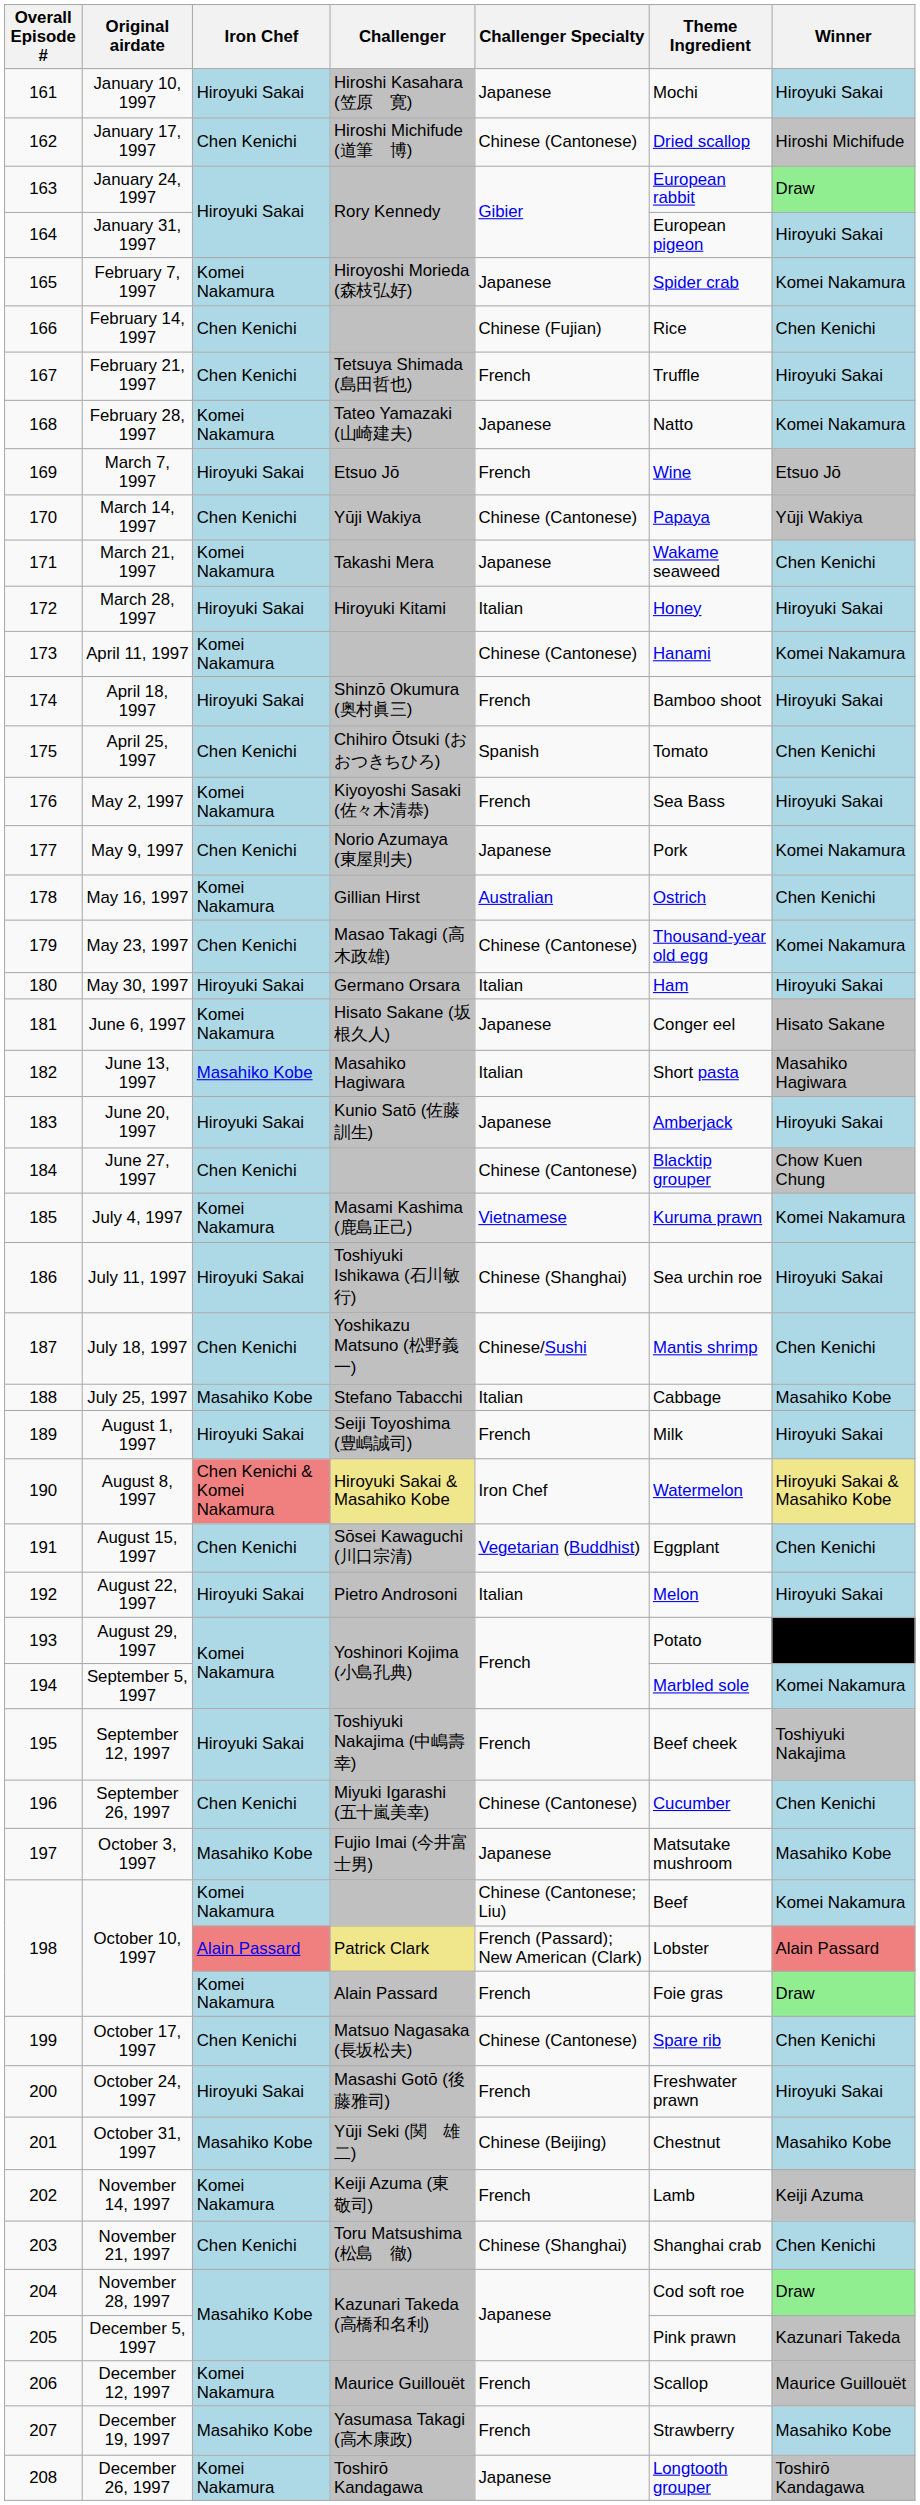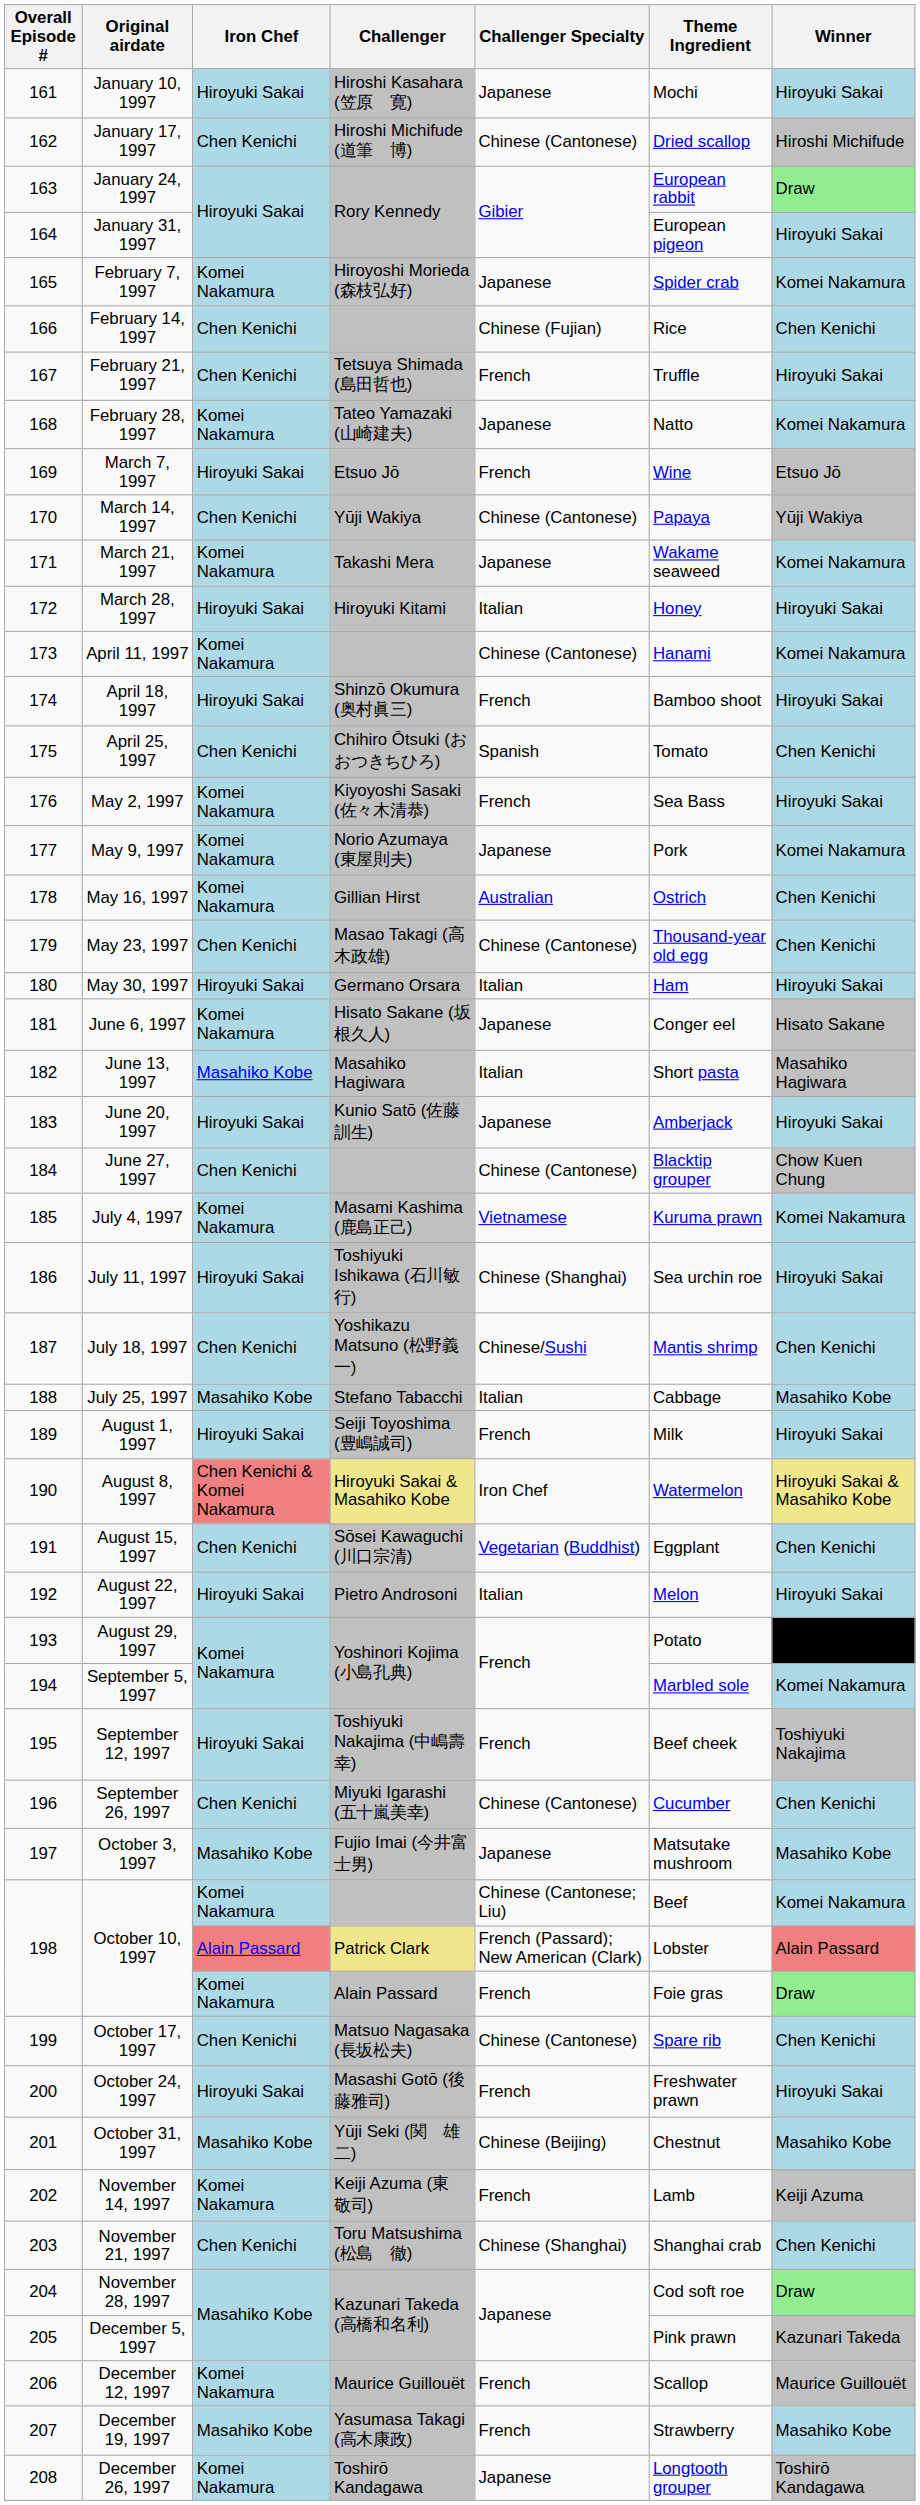(826, 562) Chen Kenichi -> (840, 562) Komei Nakamura
(247, 850) Chen Kenichi -> (235, 850) Komei Nakamura
(840, 946) Komei Nakamura -> (826, 946) Chen Kenichi
